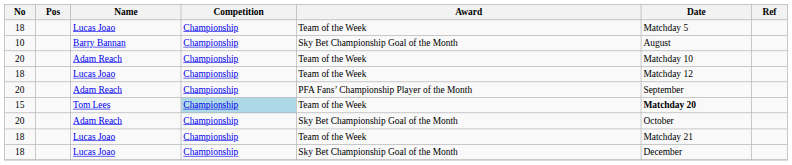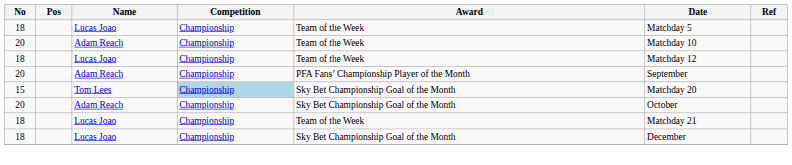- row: (20, 43)
(332, 105) Team of the Week -> (376, 90) Sky Bet Championship Goal of the Month
(670, 105) bold -> (672, 90) normal
